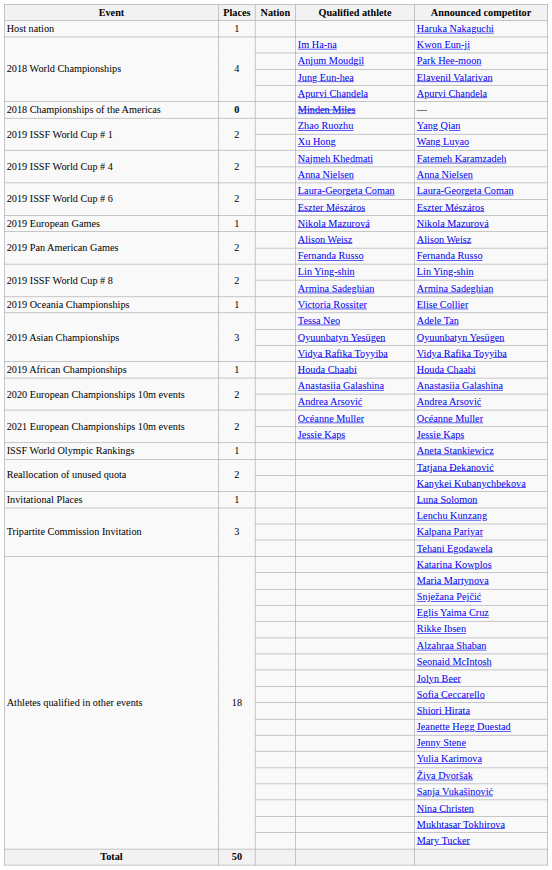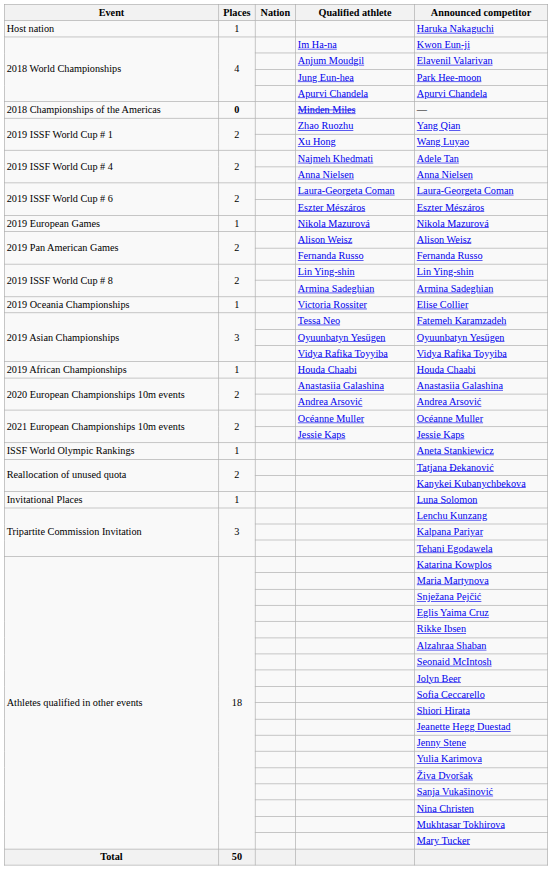(449, 61) Park Hee-moon -> (455, 61) Elavenil Valarivan
(455, 77) Elavenil Valarivan -> (449, 77) Park Hee-moon
(462, 158) Fatemeh Karamzadeh -> (438, 158) Adele Tan
(438, 321) Adele Tan -> (462, 321) Fatemeh Karamzadeh
